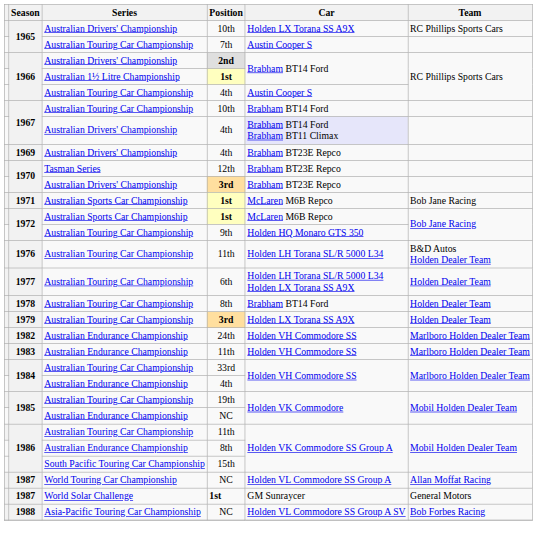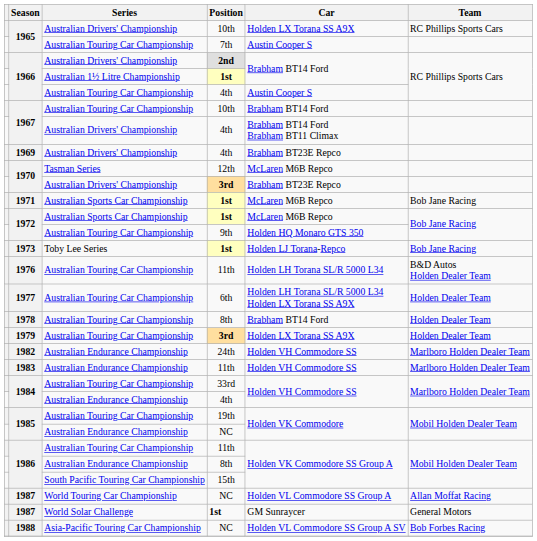(293, 130) lavender background -> (293, 130) no background
(294, 168) Brabham BT23E Repco -> (290, 168) McLaren M6B Repco
+ row: (25, 248)
